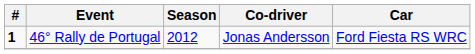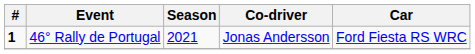(182, 37) 2012 -> (182, 37) 2021
